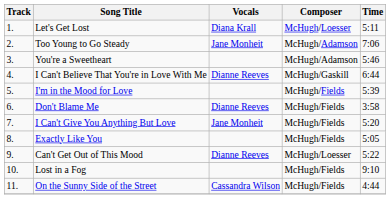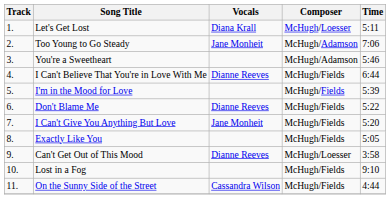(317, 75) McHugh/Gaskill -> (314, 75) McHugh/Fields
(371, 107) 3:58 -> (371, 107) 5:22
(371, 154) 5:22 -> (371, 154) 3:58
